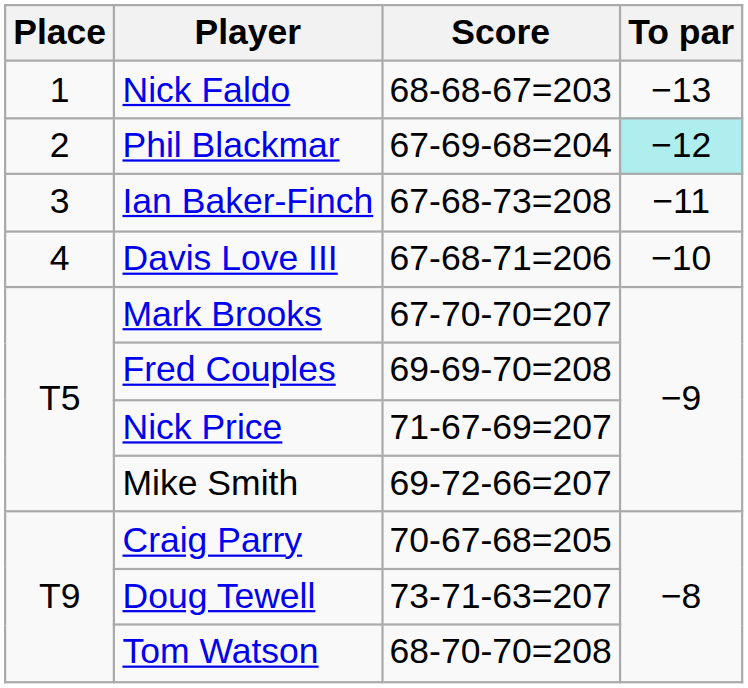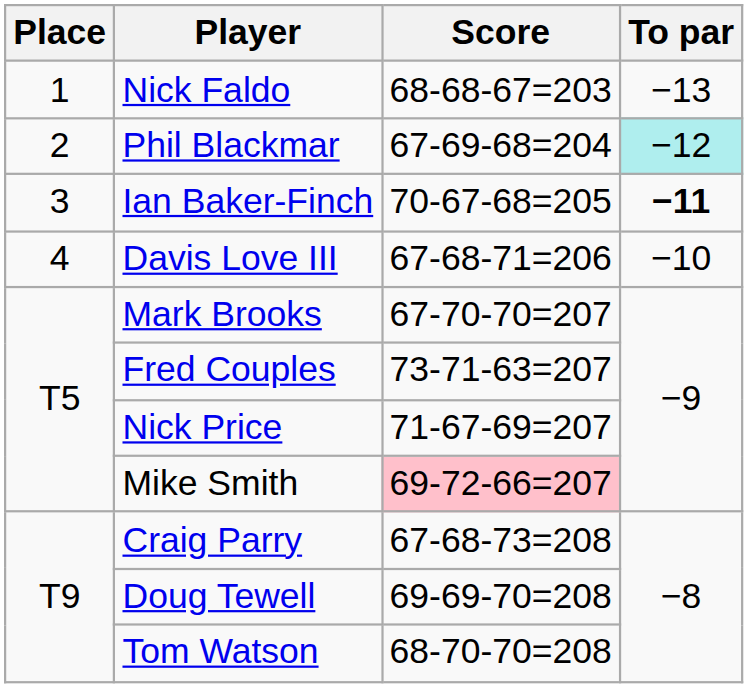(501, 201) 67-68-73=208 -> (501, 201) 70-67-68=205
(681, 201) normal -> (681, 201) bold
(501, 370) 69-69-70=208 -> (501, 370) 73-71-63=207
(501, 483) no background -> (501, 483) pink background
(501, 539) 70-67-68=205 -> (501, 539) 67-68-73=208
(501, 595) 73-71-63=207 -> (501, 595) 69-69-70=208
